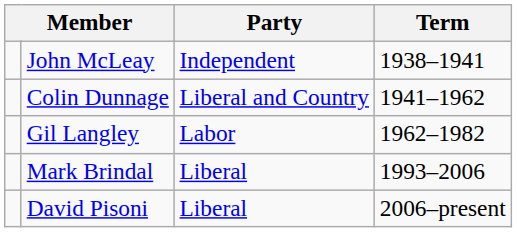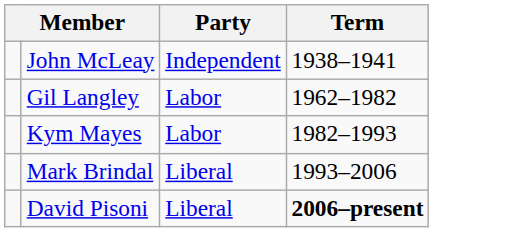- row: (98, 97)
+ row: (84, 134)
(443, 208) normal -> (357, 208) bold
